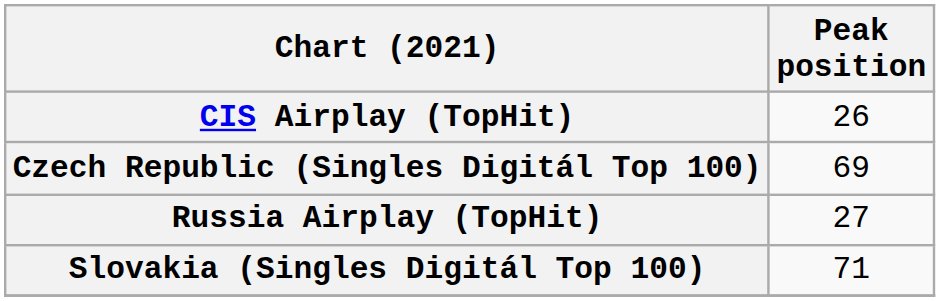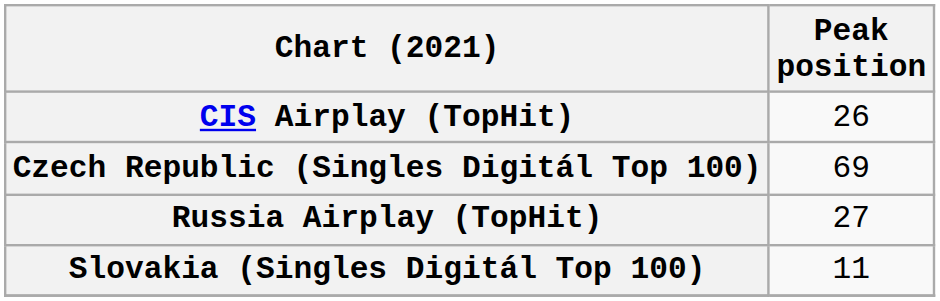(851, 270) 71 -> (851, 270) 11
